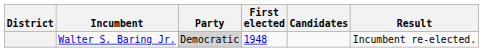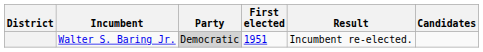columns swapped: (414, 24) <-> (319, 24)
(255, 39) 1948 -> (255, 39) 1951
